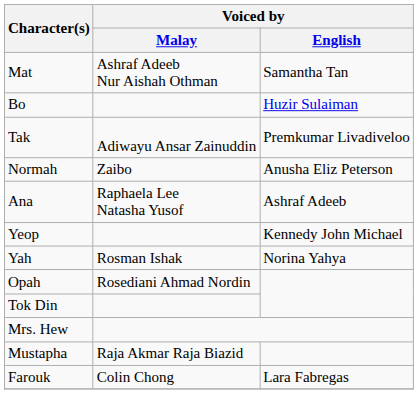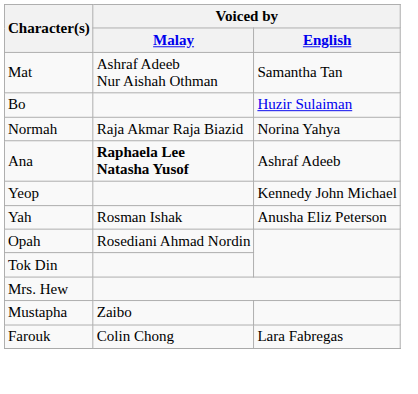- row: (19, 137)
(114, 169) Zaibo -> (170, 128) Raja Akmar Raja Biazid
(328, 169) Anusha Eliz Peterson -> (299, 128) Norina Yahya
(140, 201) normal -> (143, 161) bold
(305, 258) Norina Yahya -> (322, 217) Anusha Eliz Peterson
(170, 353) Raja Akmar Raja Biazid -> (114, 312) Zaibo
